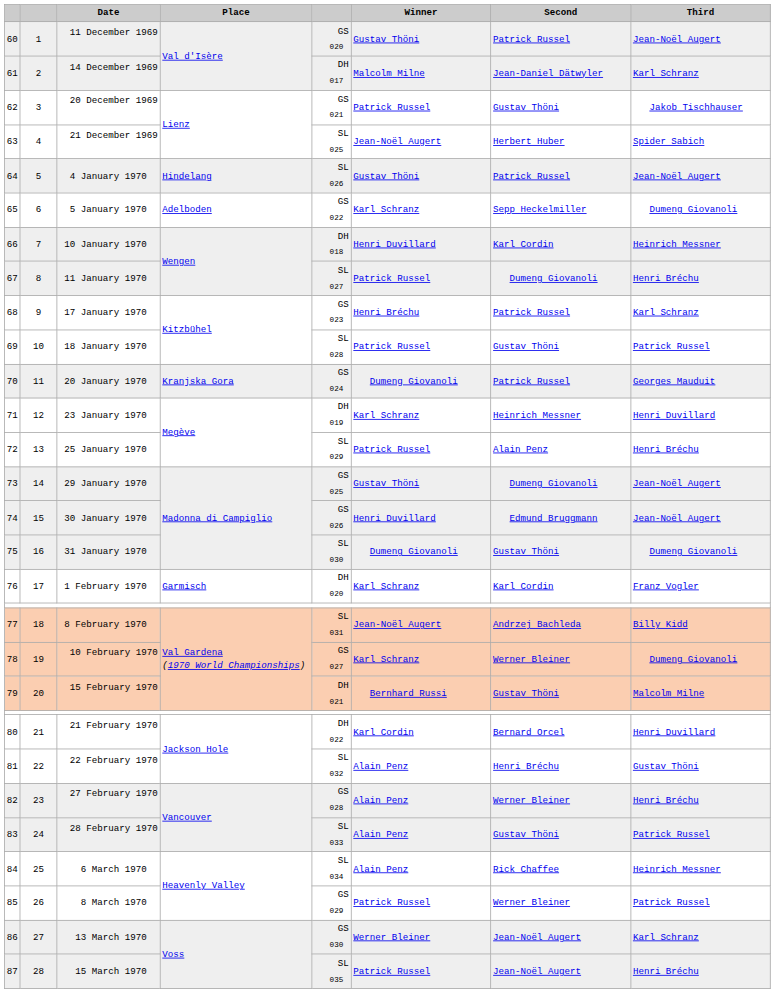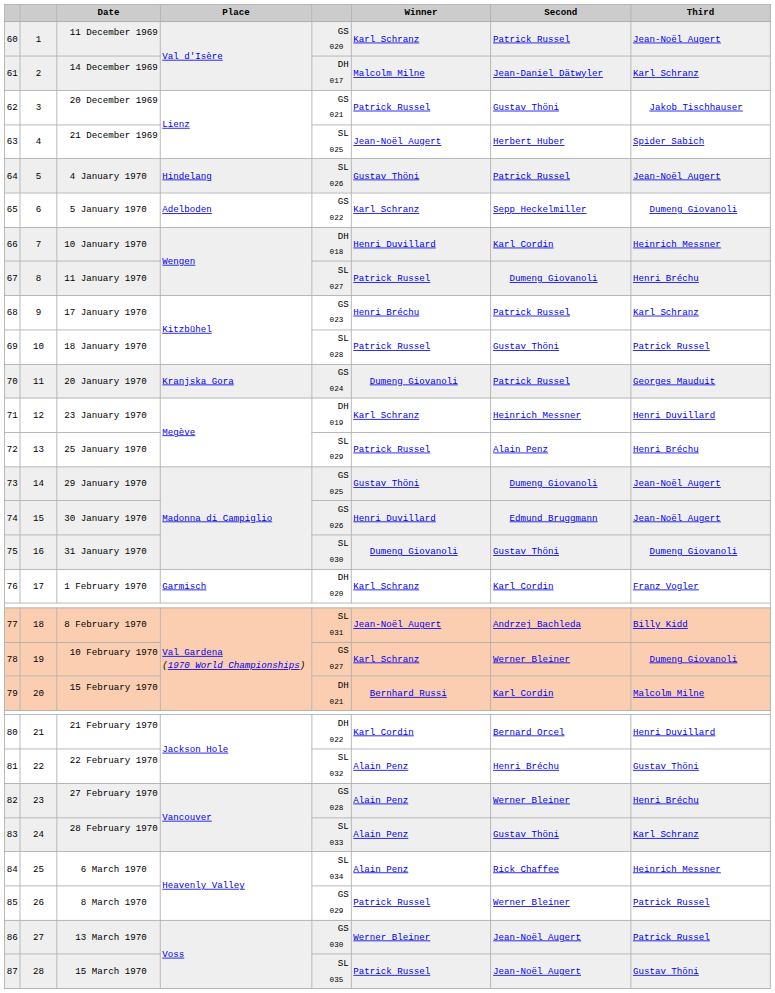(386, 39) Gustav Thöni -> (386, 39) Karl Schranz
(526, 693) Gustav Thöni -> (523, 693) Karl Cordin
(671, 835) Patrick Russel -> (666, 835) Karl Schranz
(666, 937) Karl Schranz -> (671, 937) Patrick Russel
(666, 972) Henri Bréchu -> (666, 972) Gustav Thöni
